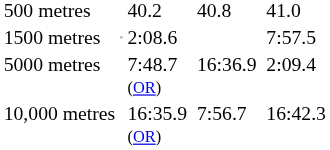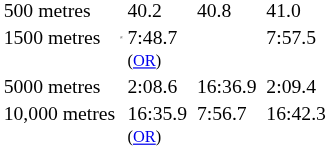(152, 37) 2:08.6 -> (152, 48) 7:48.7 (OR)
(152, 75) 7:48.7 (OR) -> (152, 86) 2:08.6
